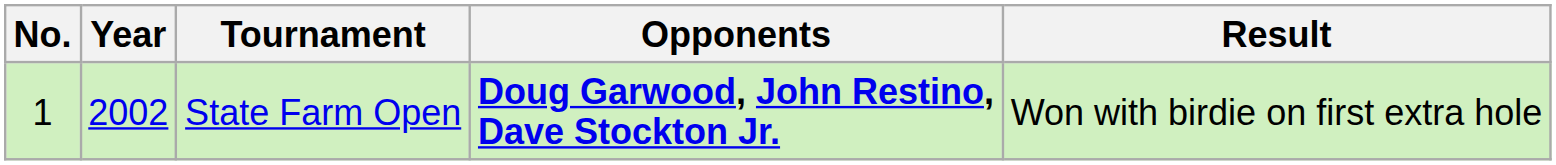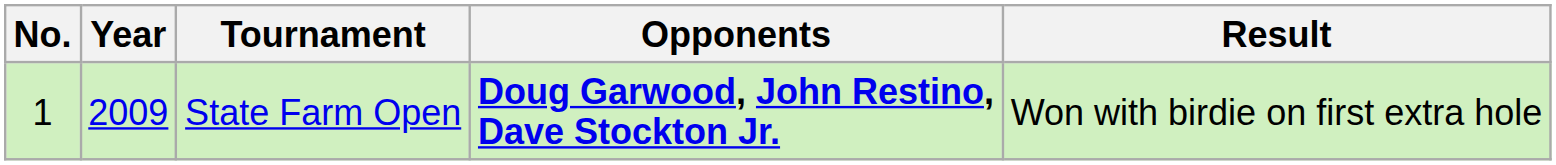(128, 111) 2002 -> (128, 111) 2009
